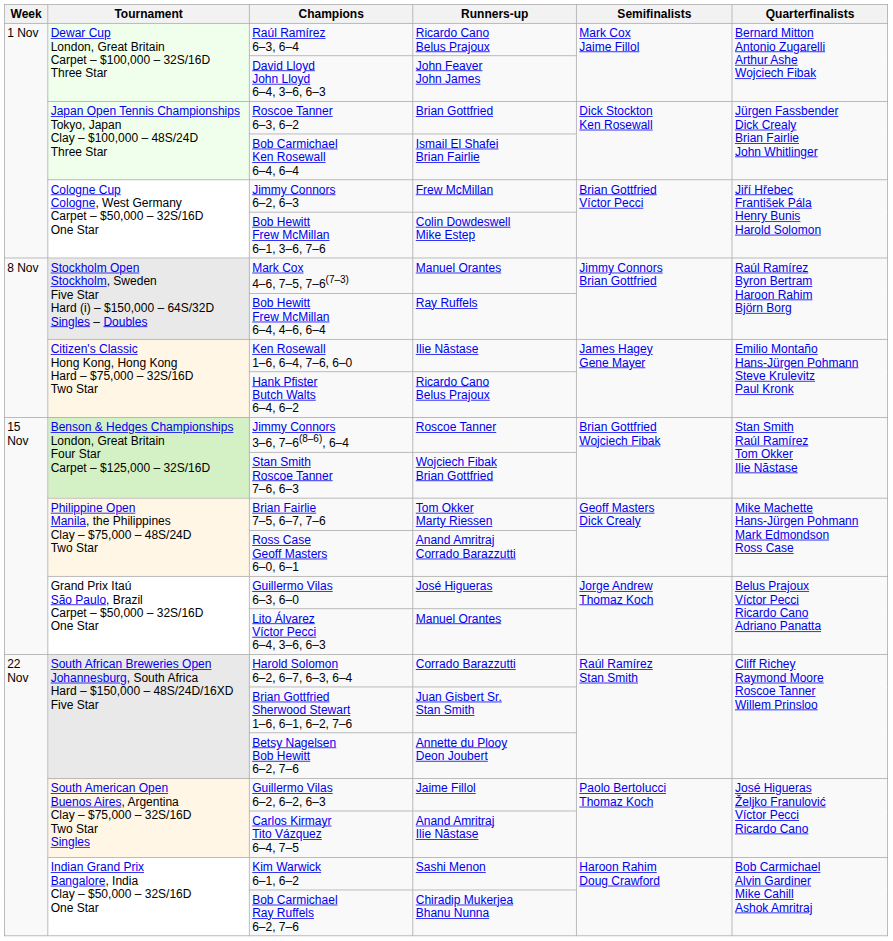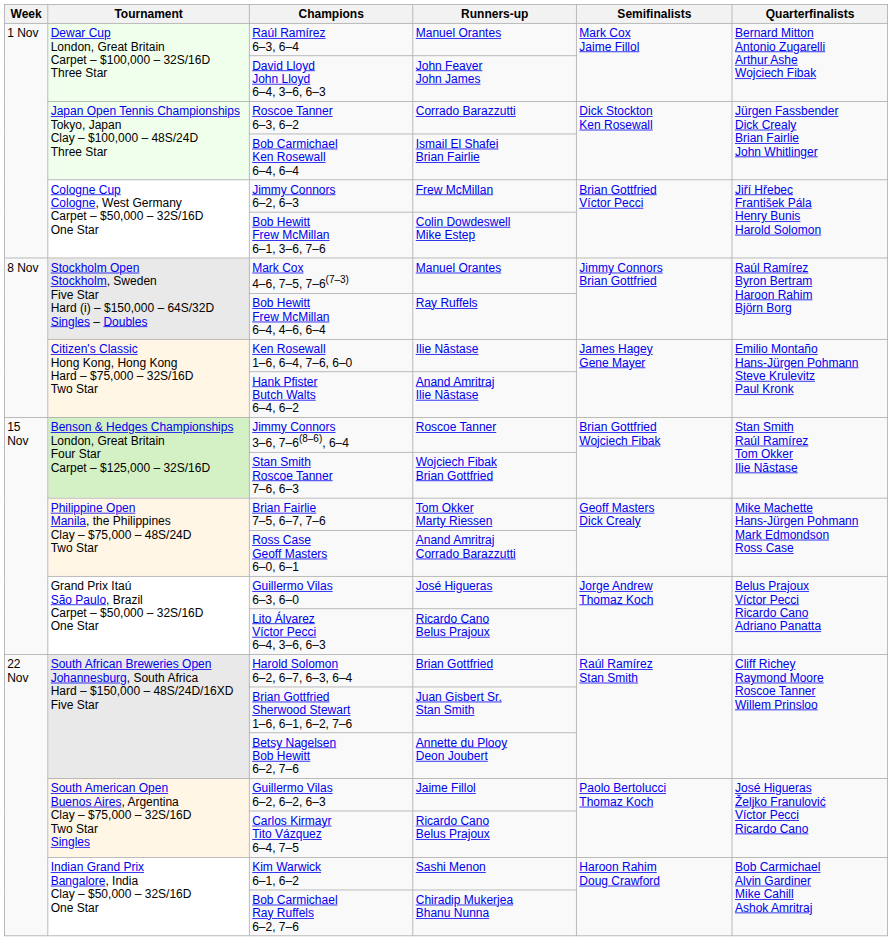(453, 40) Ricardo Cano Belus Prajoux -> (458, 33) Manuel Orantes
(454, 111) Brian Gottfried -> (466, 111) Corrado Barazzutti
(453, 388) Ricardo Cano Belus Prajoux -> (455, 388) Anand Amritraj Ilie Năstase
(458, 619) Manuel Orantes -> (453, 625) Ricardo Cano Belus Prajoux
(466, 664) Corrado Barazzutti -> (454, 664) Brian Gottfried
(455, 828) Anand Amritraj Ilie Năstase -> (453, 828) Ricardo Cano Belus Prajoux
